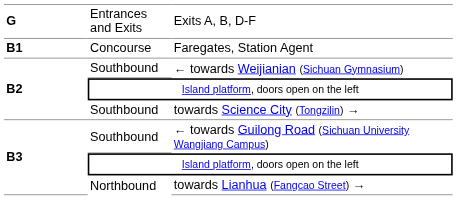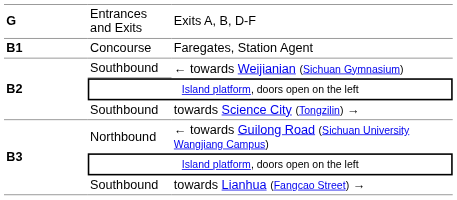(124, 136) Southbound -> (123, 136) Northbound
(123, 185) Northbound -> (124, 185) Southbound
